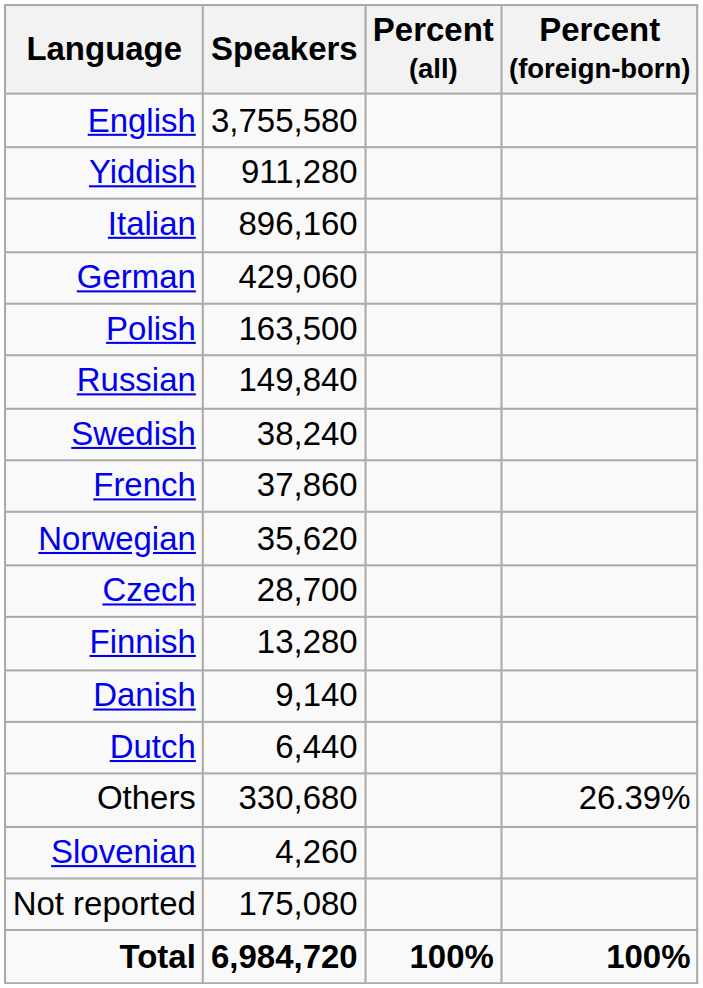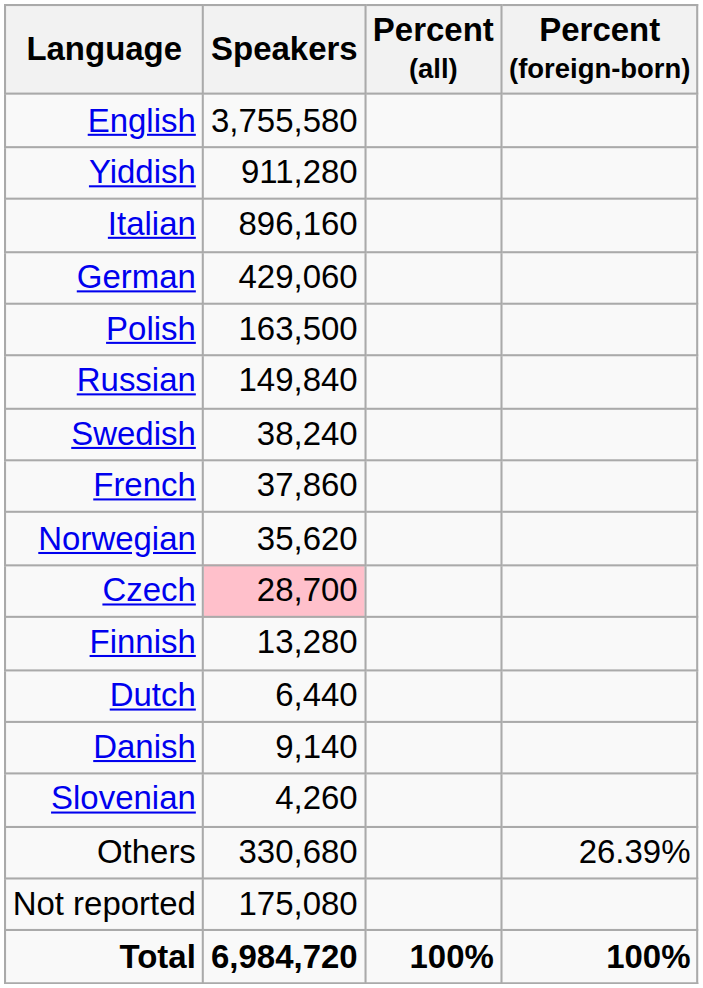(307, 590) no background -> (307, 590) pink background
rows swapped: (145, 694) <-> (153, 747)
rows swapped: (123, 851) <-> (146, 799)
